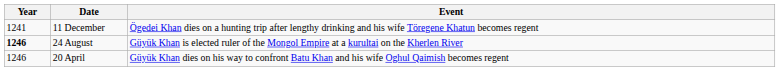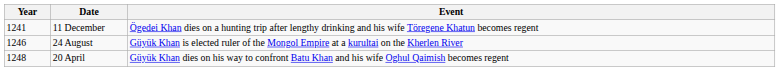(16, 43) bold -> (16, 43) normal
(16, 58) 1246 -> (16, 58) 1248
